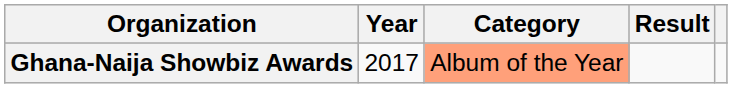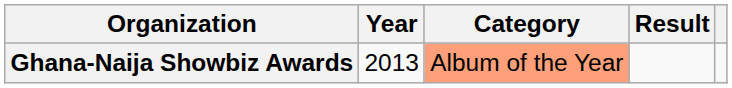(392, 62) 2017 -> (392, 62) 2013
